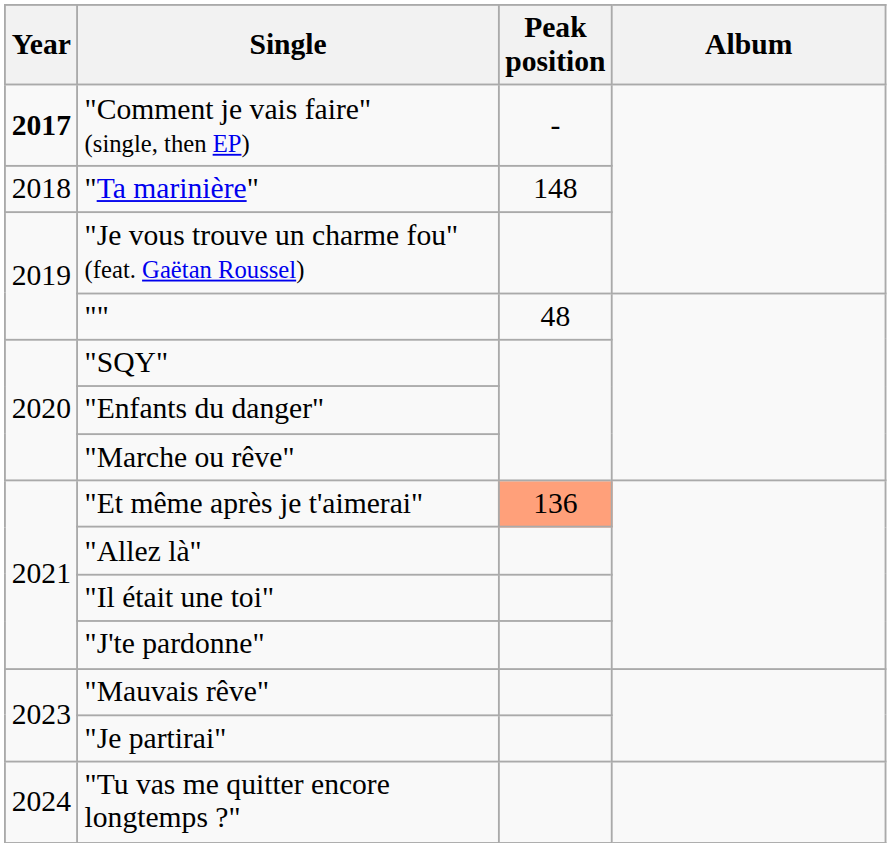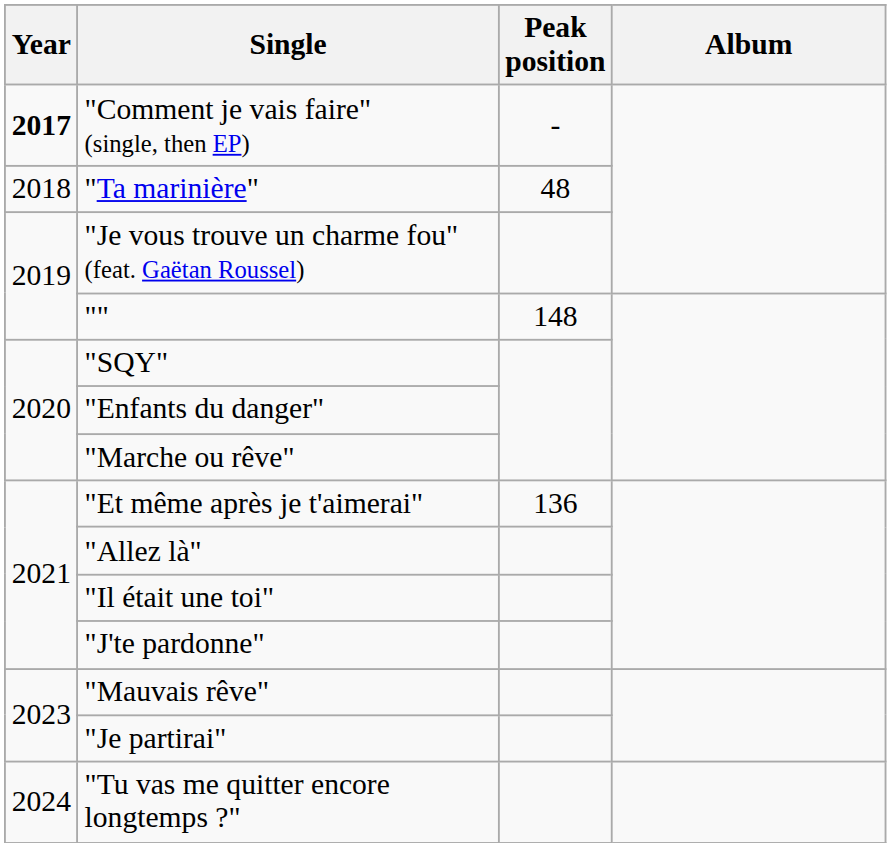(555, 188) 148 -> (555, 188) 48
(555, 315) 48 -> (555, 315) 148
(555, 503) lightsalmon background -> (555, 503) no background
